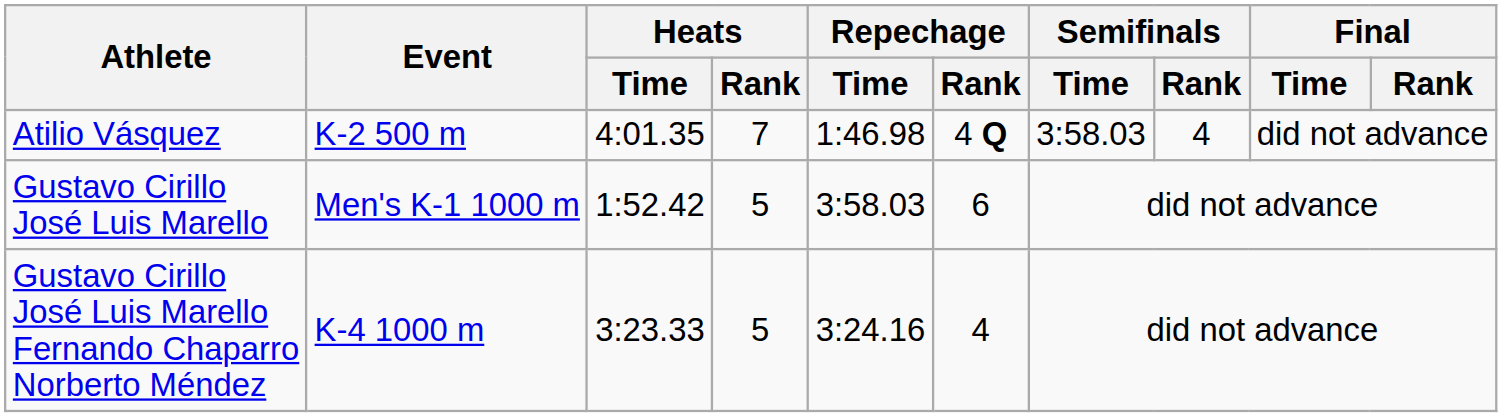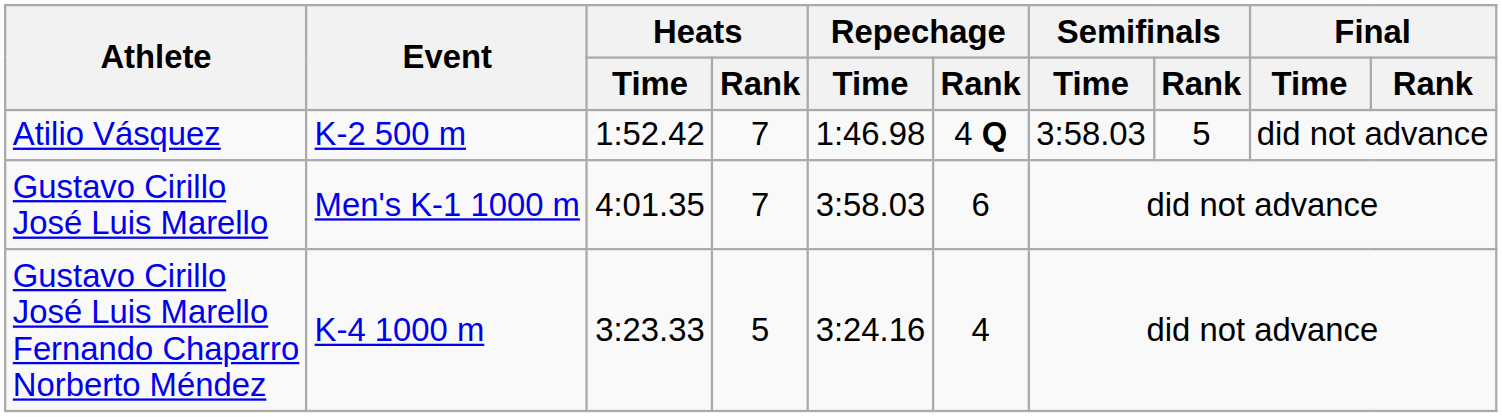(650, 135) 4:01.35 -> (650, 135) 1:52.42
(1201, 135) 4 -> (1201, 135) 5
(650, 205) 1:52.42 -> (650, 205) 4:01.35
(760, 205) 5 -> (760, 205) 7
